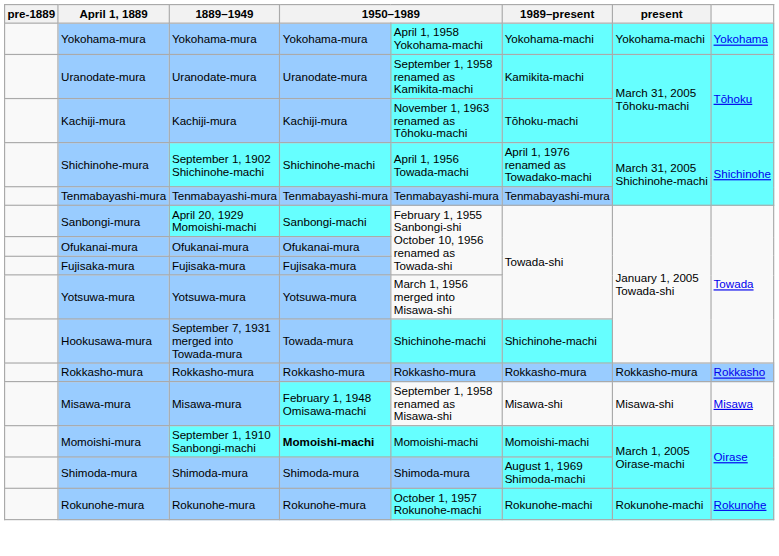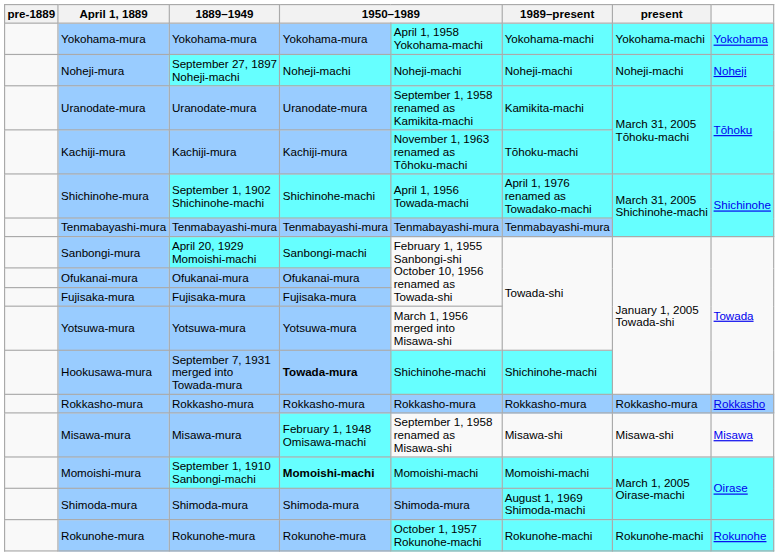+ row: (93, 70)
(318, 341) normal -> (320, 372) bold
